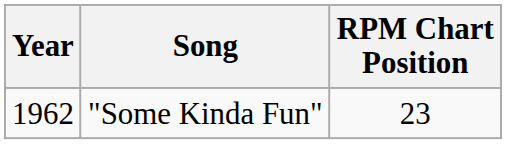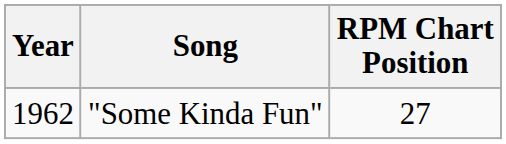(415, 112) 23 -> (415, 112) 27
